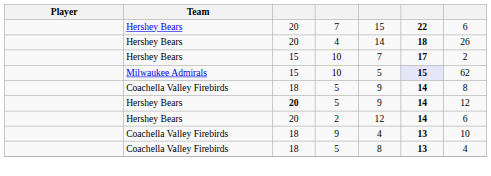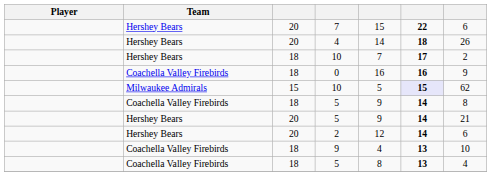(294, 57) 15 -> (294, 57) 18
+ row: (177, 73)
(294, 103) bold -> (294, 118) normal
(465, 103) 12 -> (465, 118) 21
